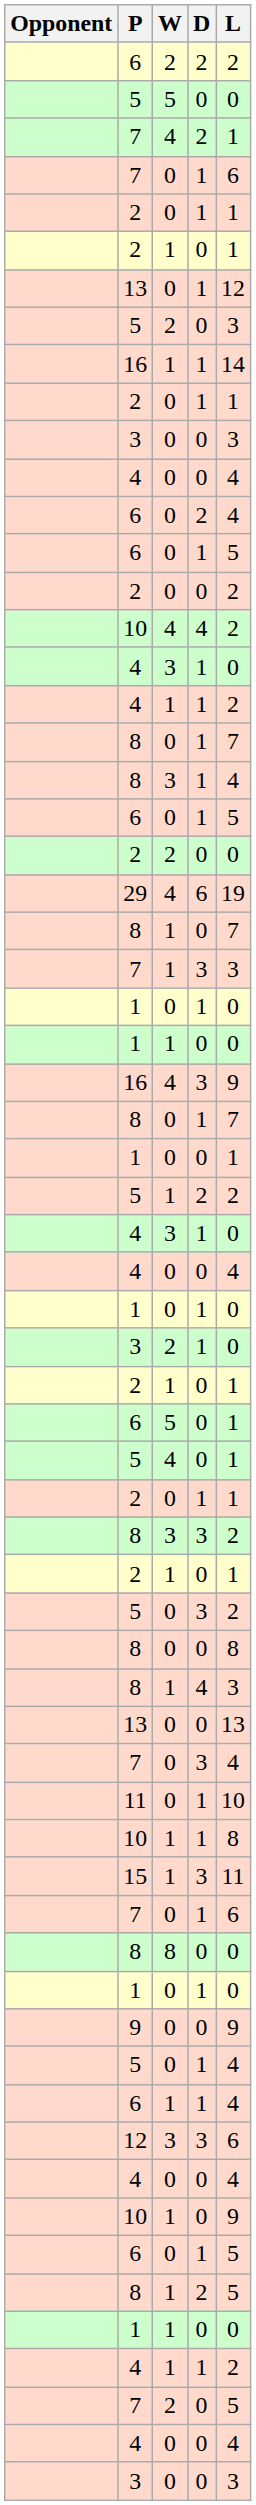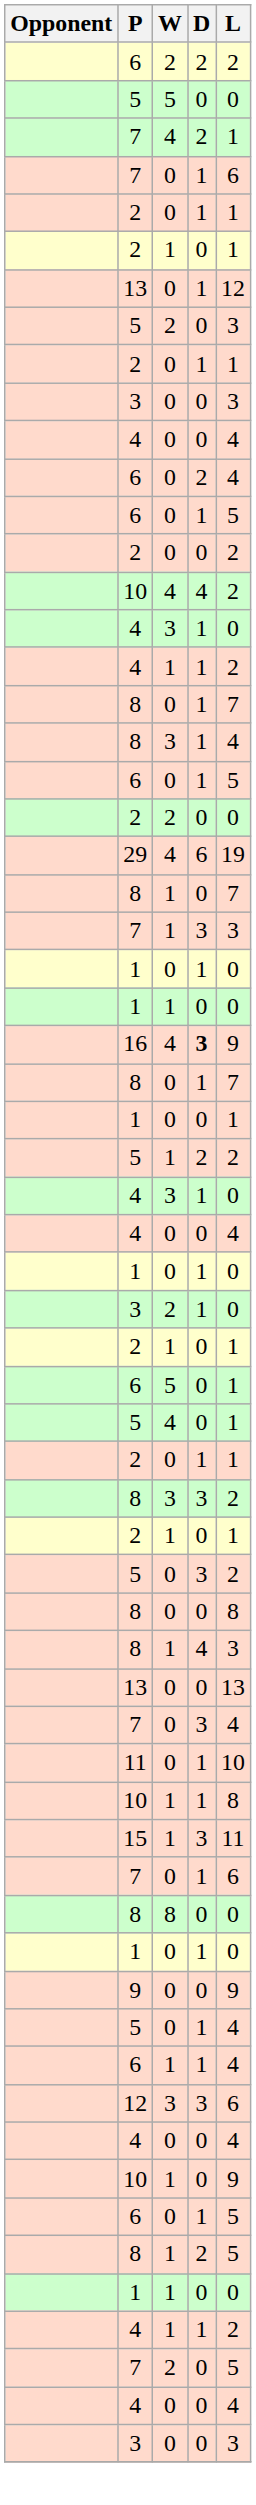- row: (135, 363)
(202, 1082) normal -> (202, 1044) bold
